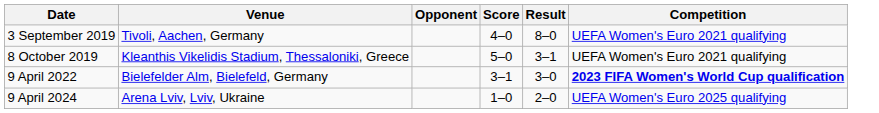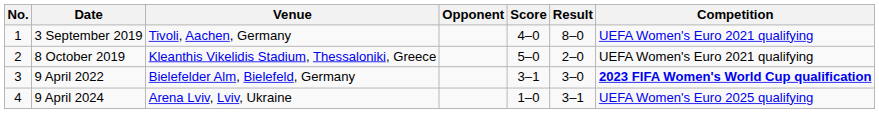+ column: (18, 14)
(546, 56) 3–1 -> (573, 56) 2–0
(546, 98) 2–0 -> (573, 98) 3–1
